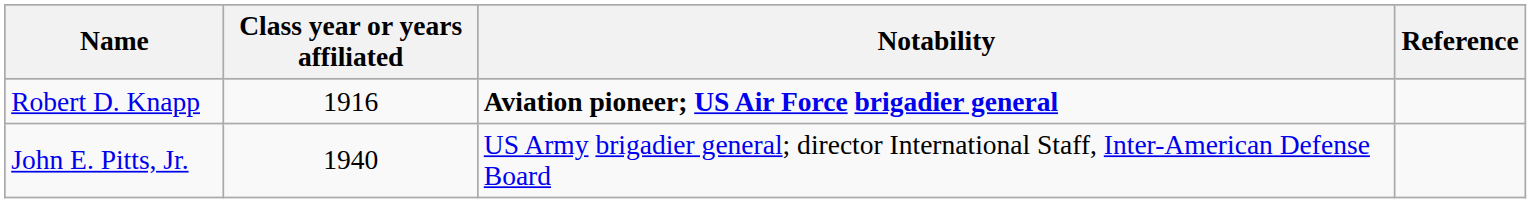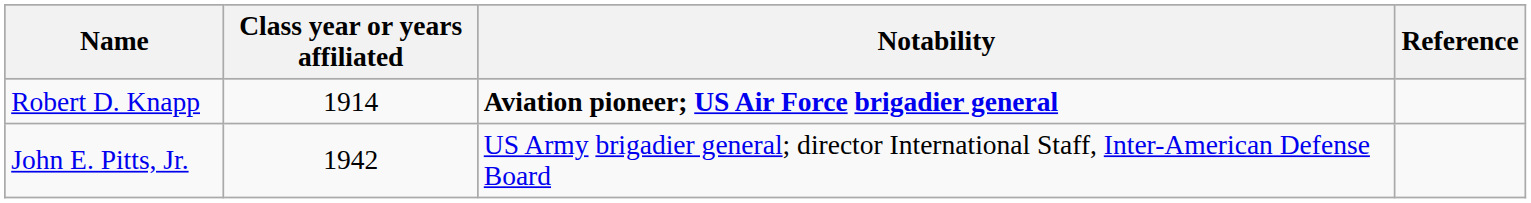(351, 100) 1916 -> (351, 100) 1914
(351, 160) 1940 -> (351, 160) 1942
